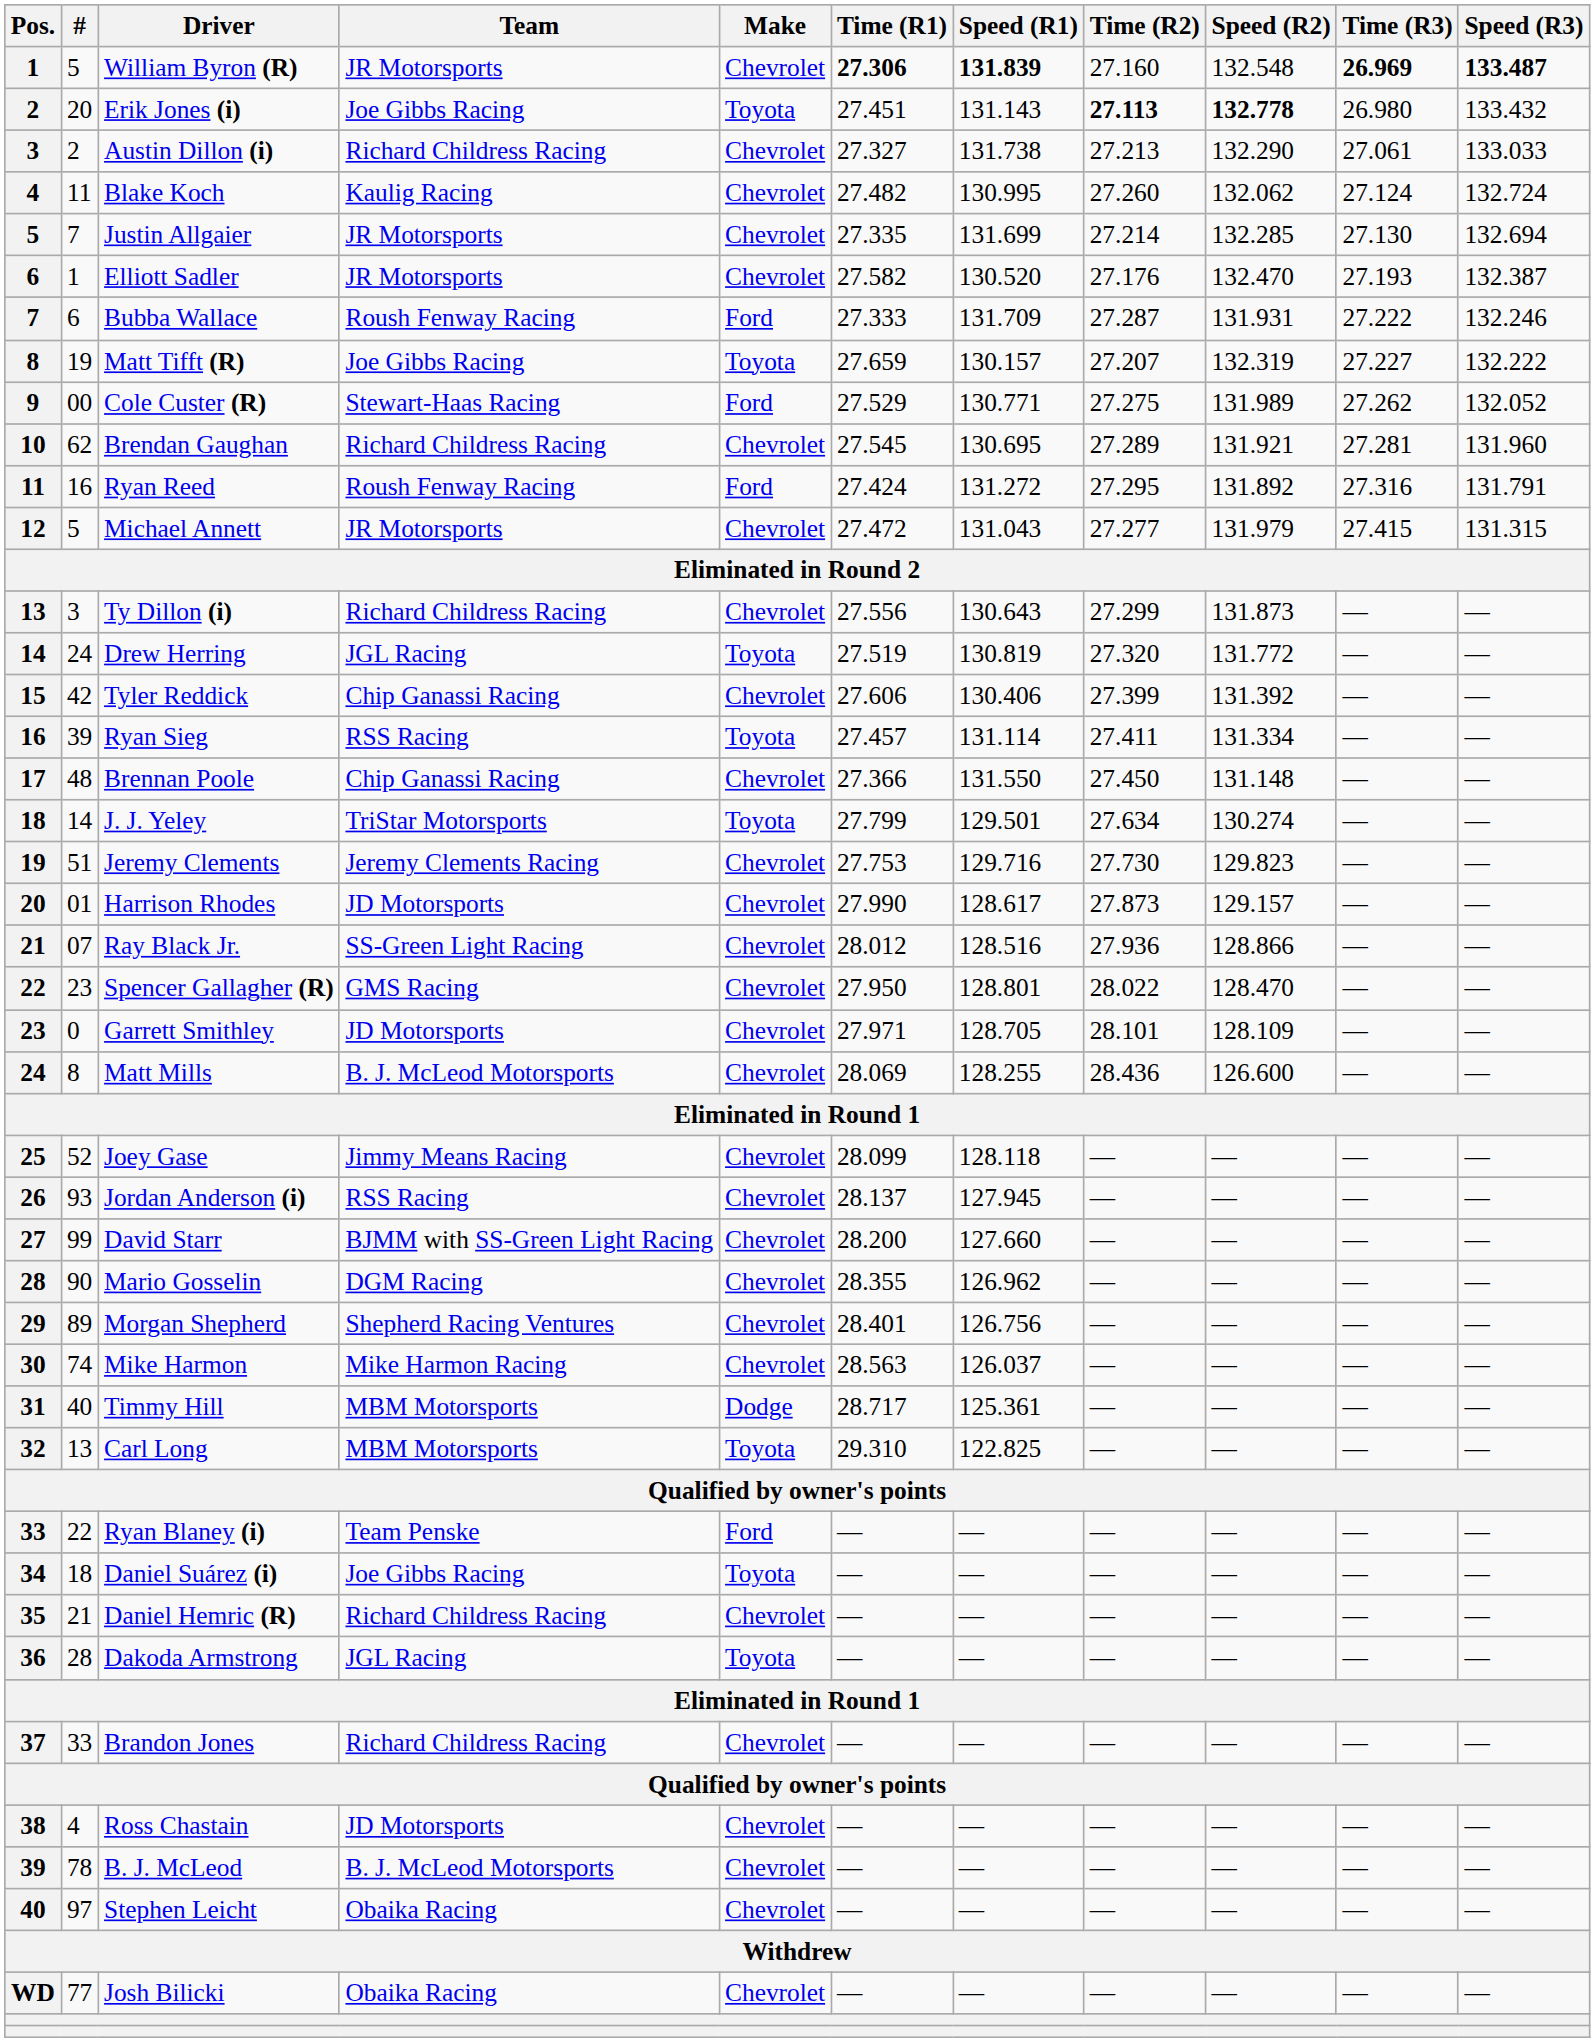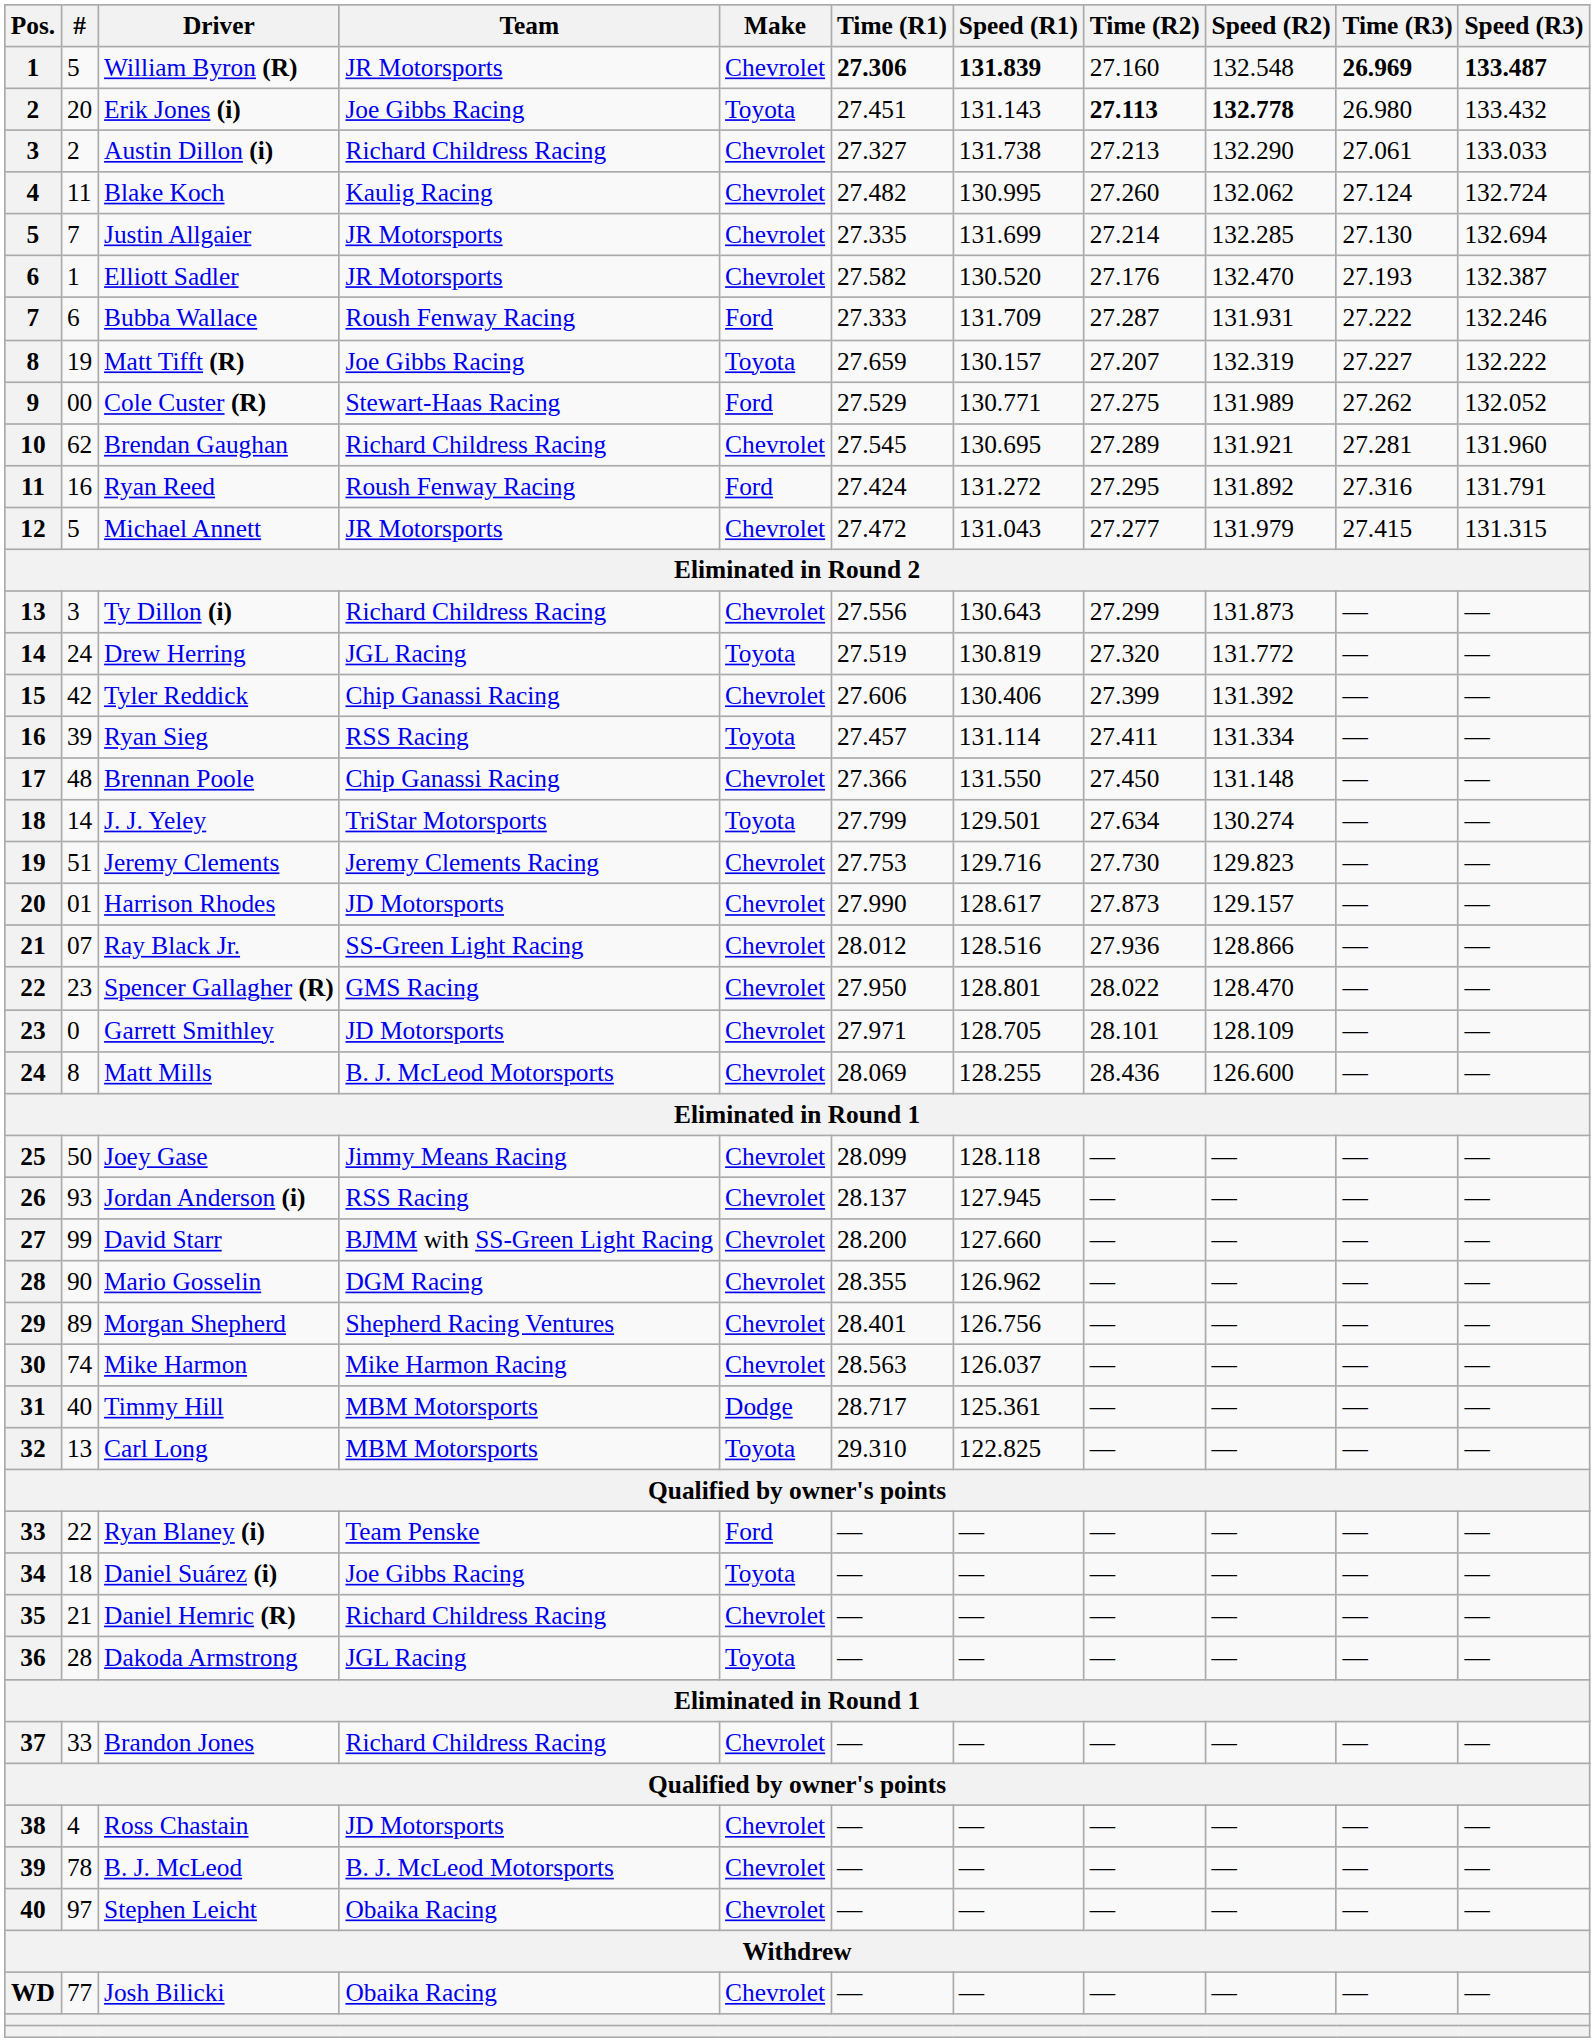(80, 1155) 52 -> (80, 1155) 50
